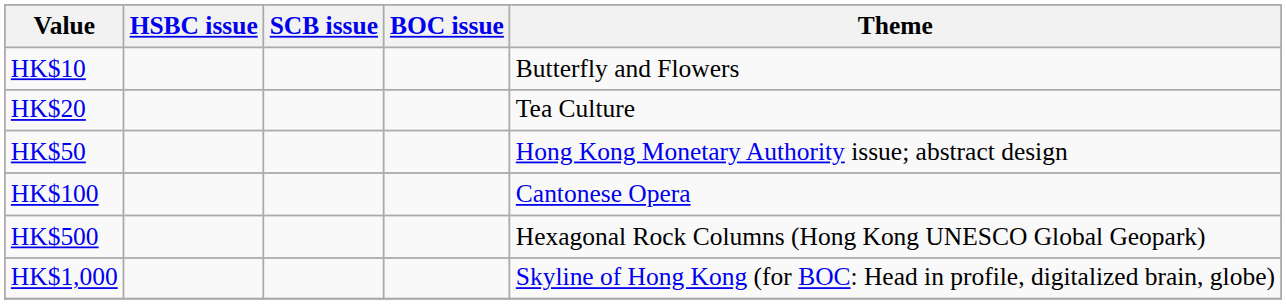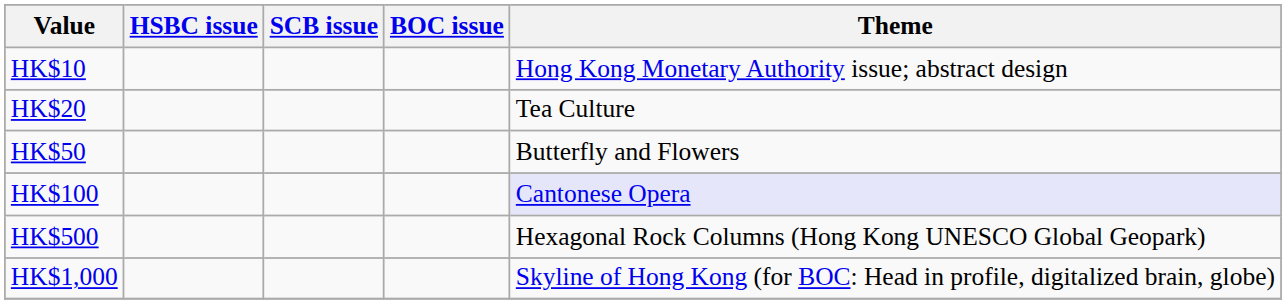(628, 67) Butterfly and Flowers -> (792, 67) Hong Kong Monetary Authority issue; abstract design
(792, 152) Hong Kong Monetary Authority issue; abstract design -> (628, 152) Butterfly and Flowers
(603, 194) no background -> (603, 194) lavender background
